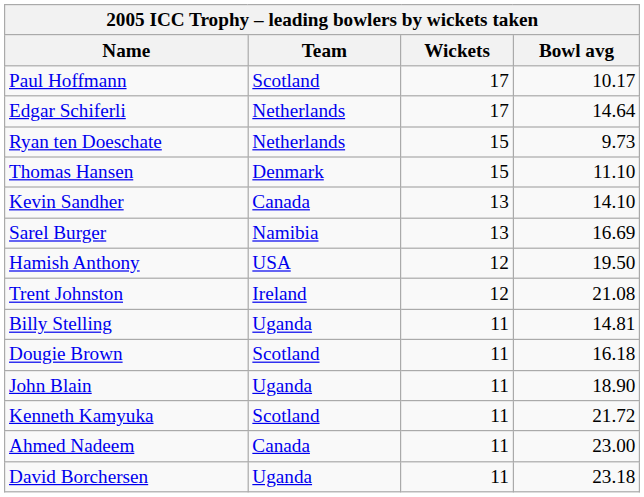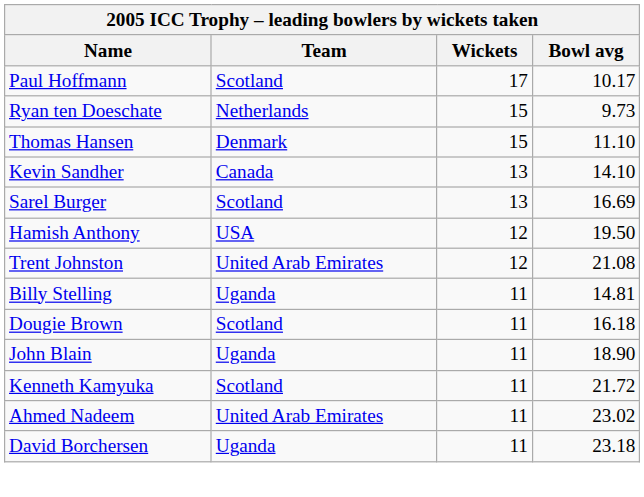- row: (67, 111)
(285, 232) Namibia -> (249, 202) Scotland
(280, 293) Ireland -> (299, 263) United Arab Emirates
(281, 446) Canada -> (299, 415) United Arab Emirates
(614, 446) 23.00 -> (614, 415) 23.02
